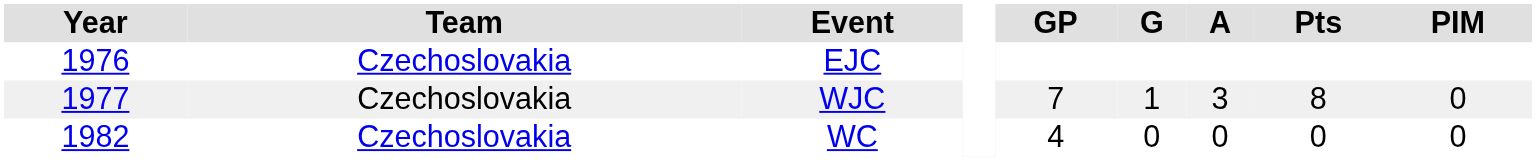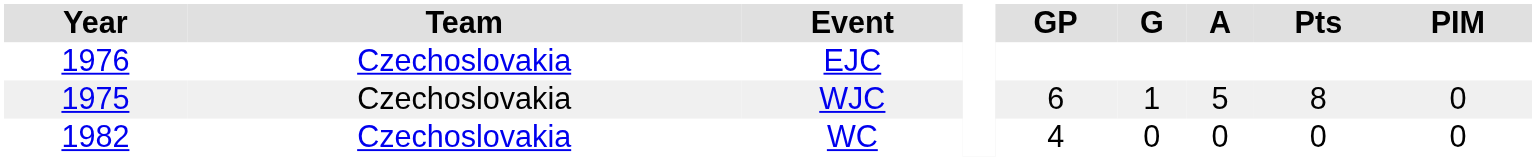(95, 99) 1977 -> (95, 99) 1975
(1056, 99) 7 -> (1056, 99) 6
(1220, 99) 3 -> (1220, 99) 5
